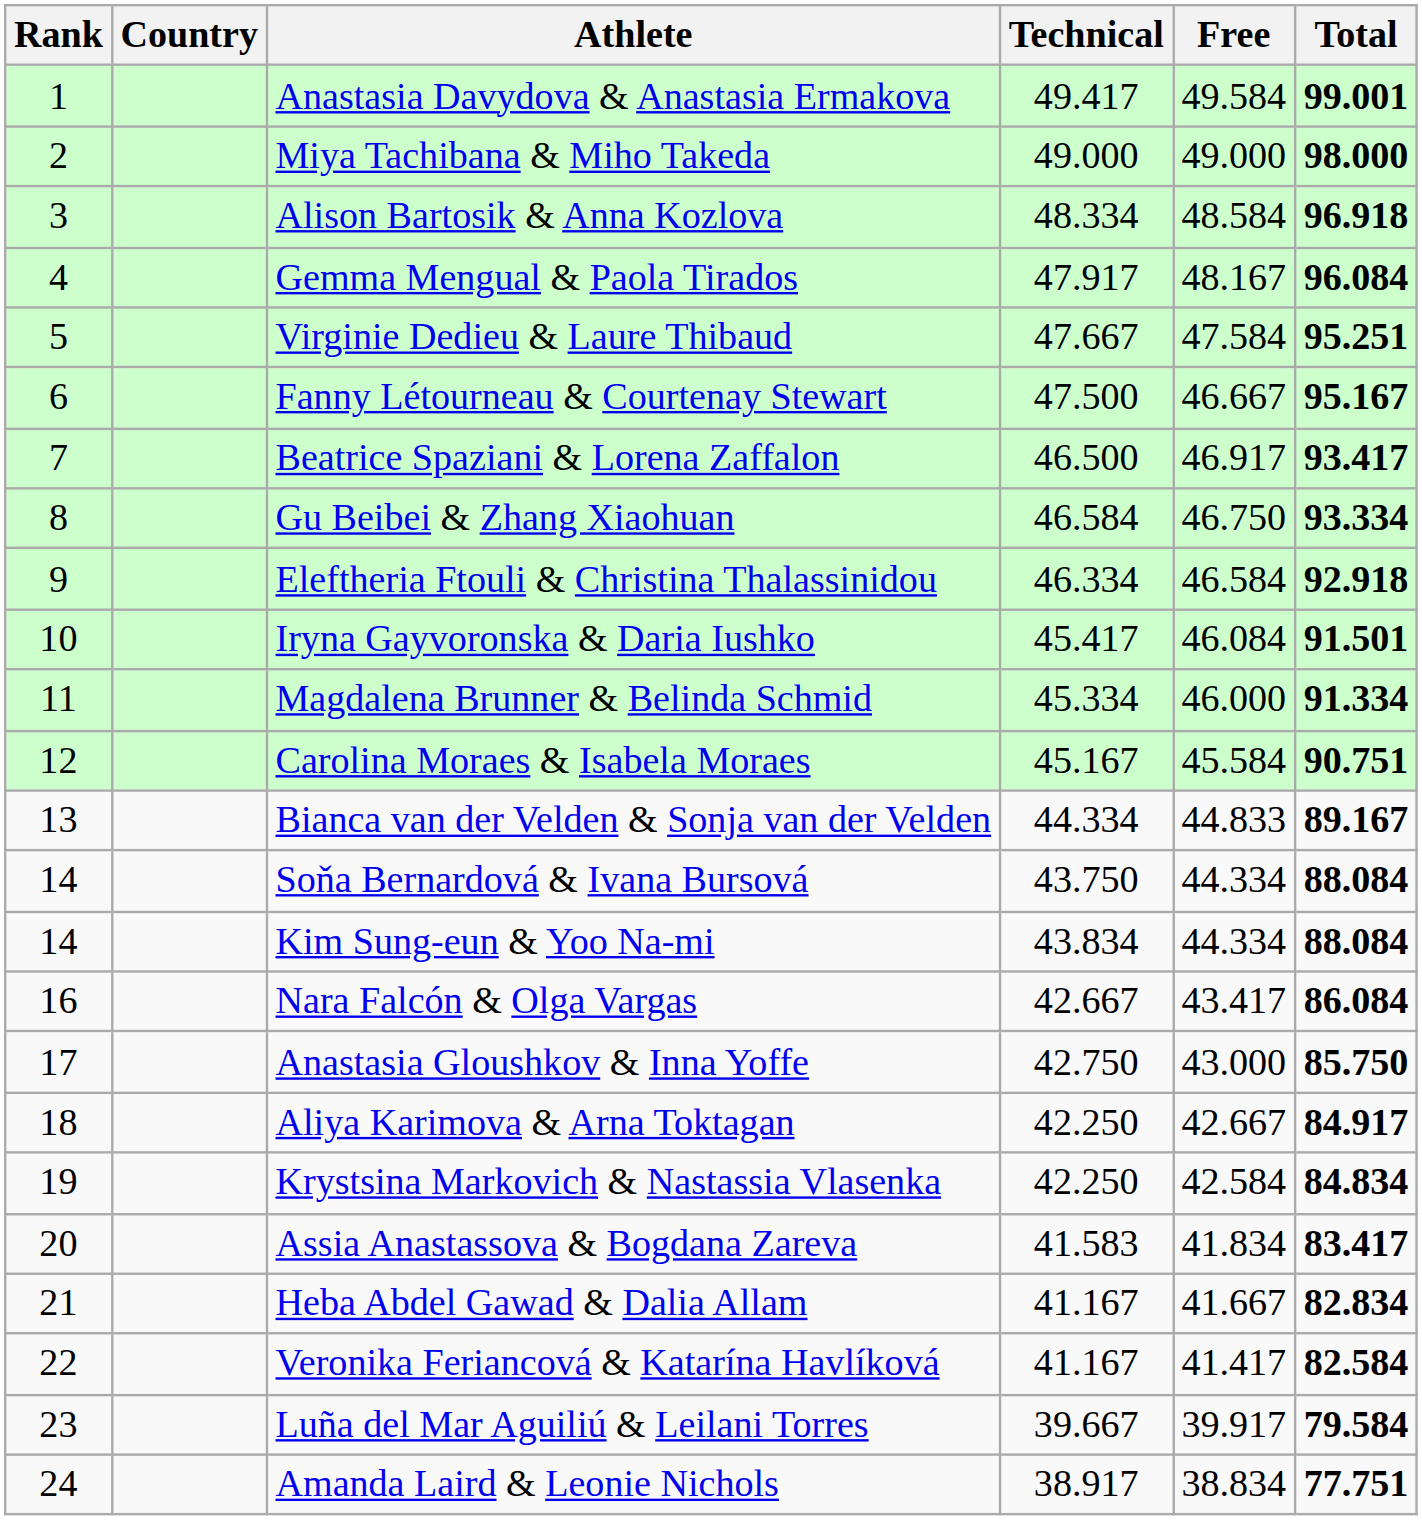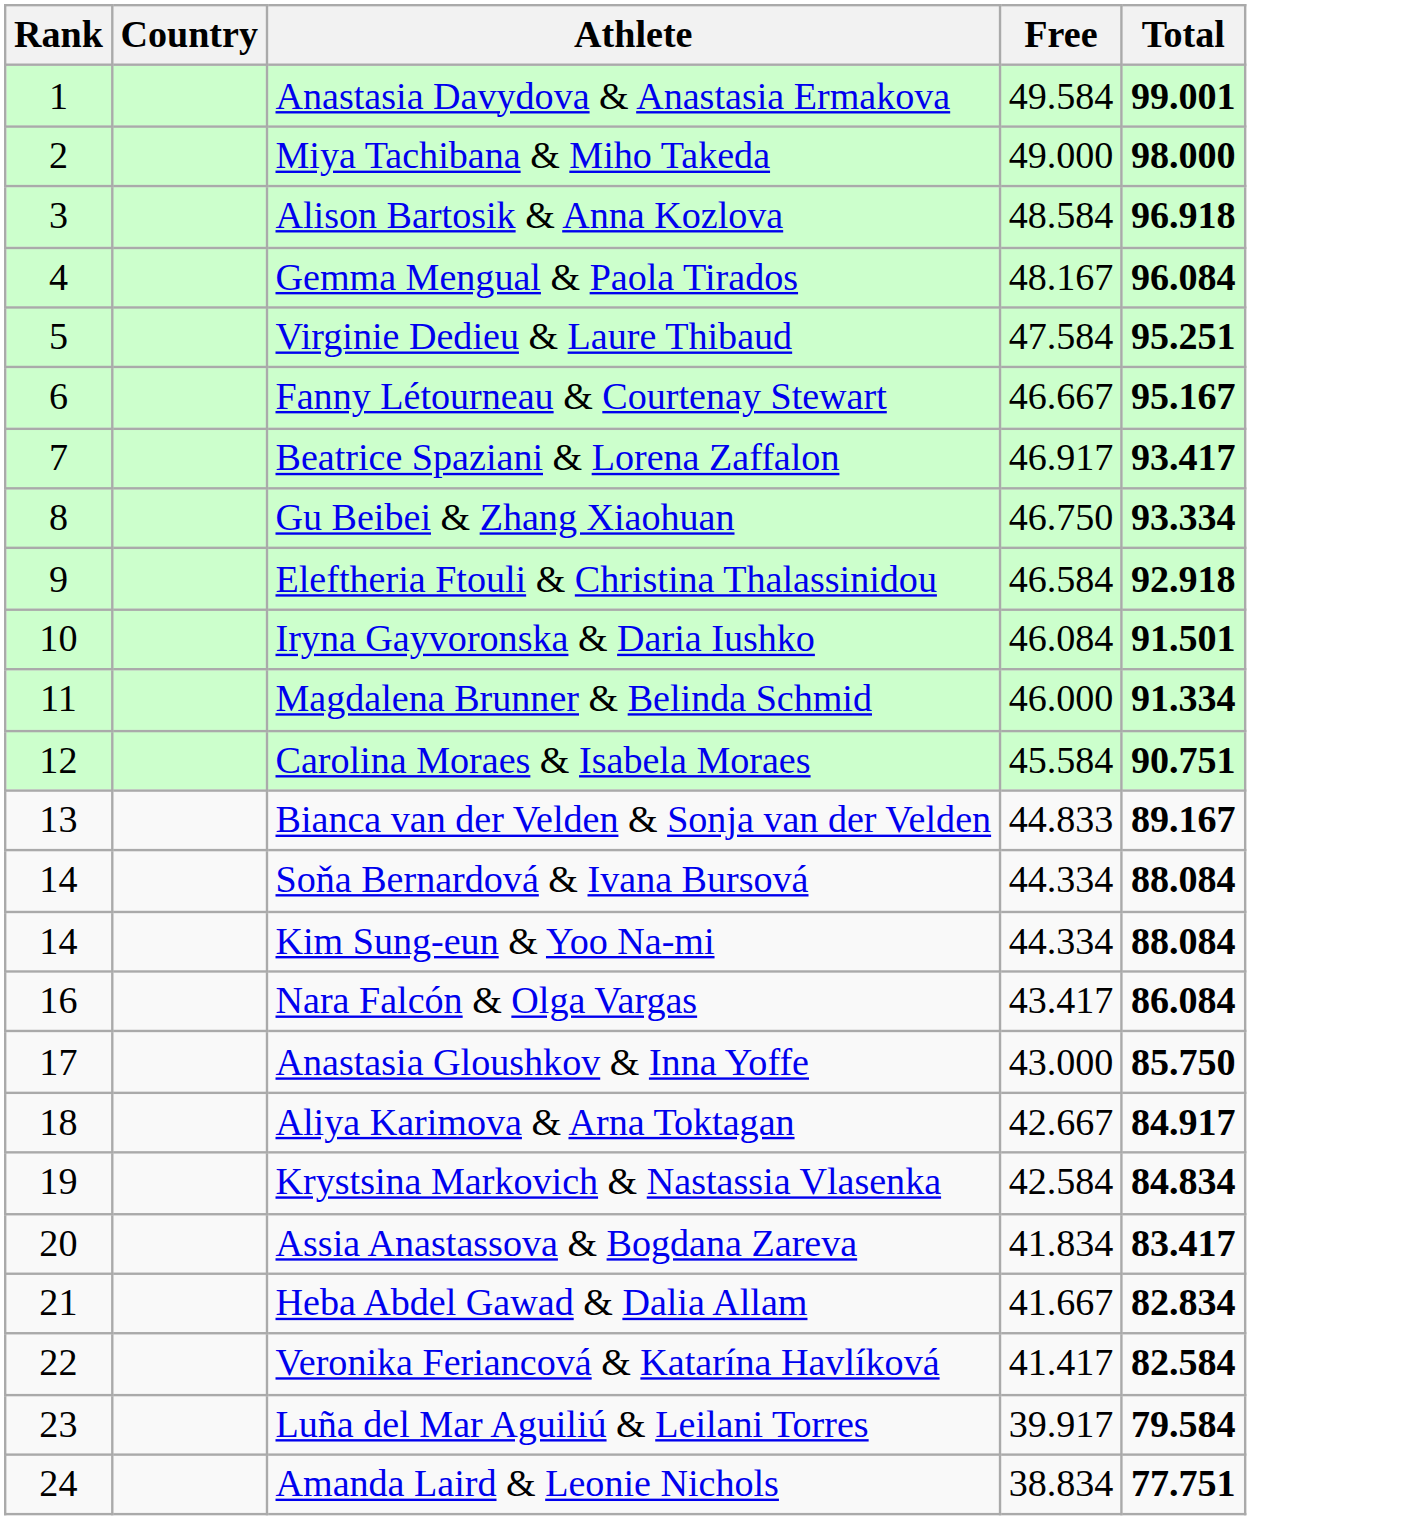- column: (1086, 34)
